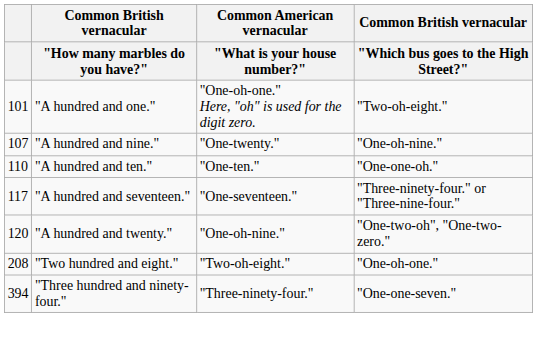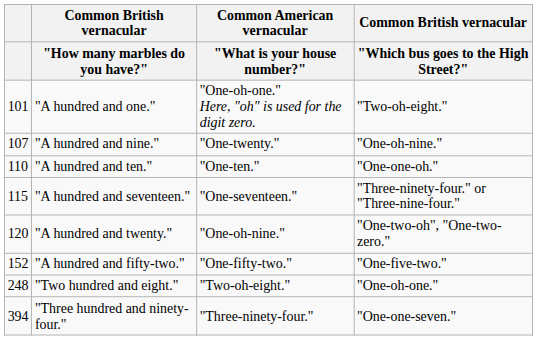(18, 196) 117 -> (18, 196) 115
+ row: (110, 264)
(18, 264) 208 -> (18, 286) 248
